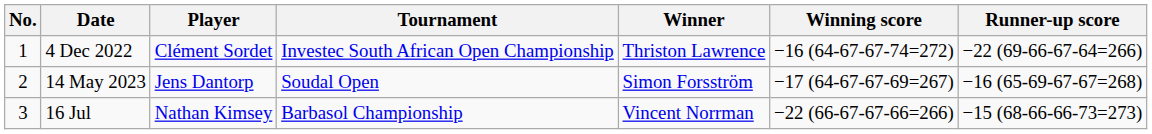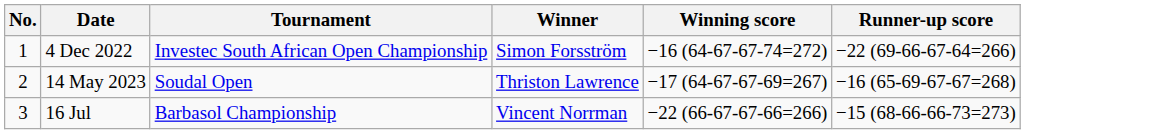- column: (214, 20)
(694, 51) Thriston Lawrence -> (561, 51) Simon Forsström
(688, 82) Simon Forsström -> (567, 82) Thriston Lawrence
